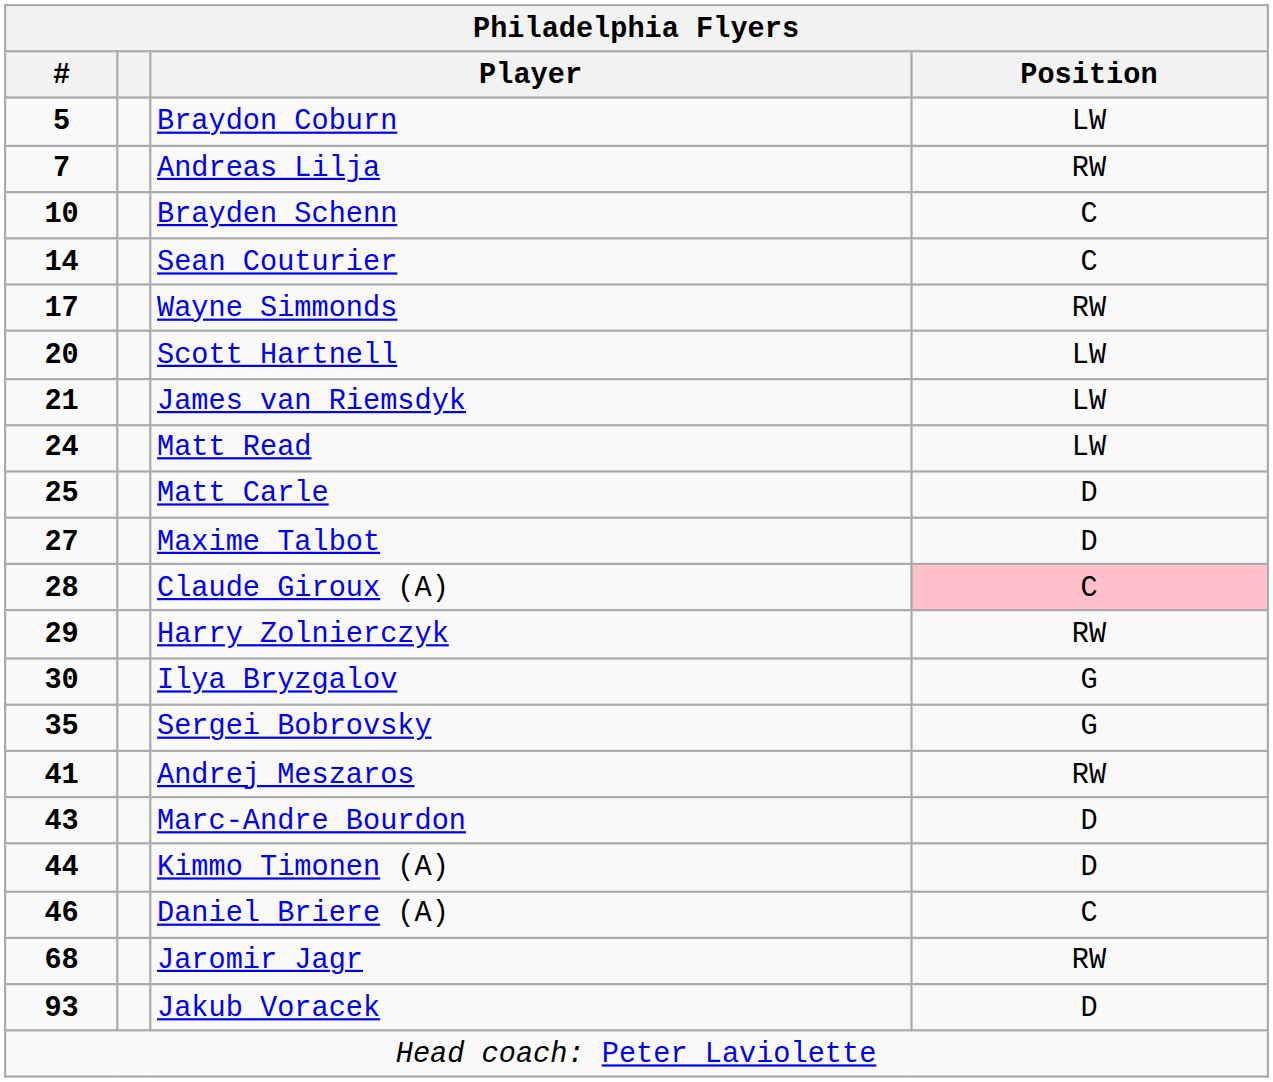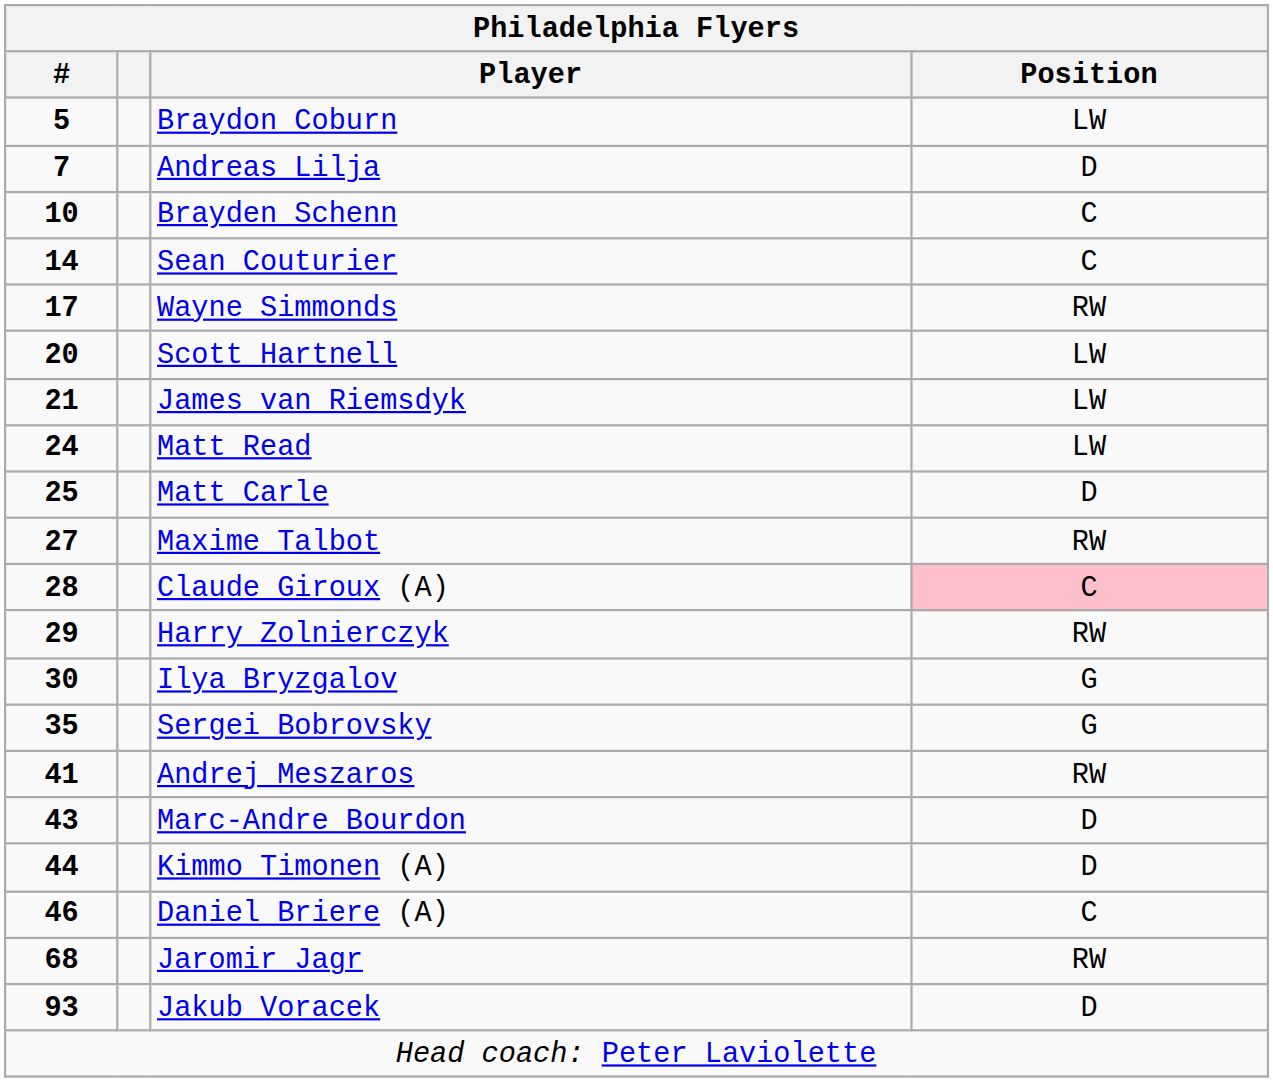(1089, 168) RW -> (1089, 168) D
(1089, 541) D -> (1089, 541) RW
